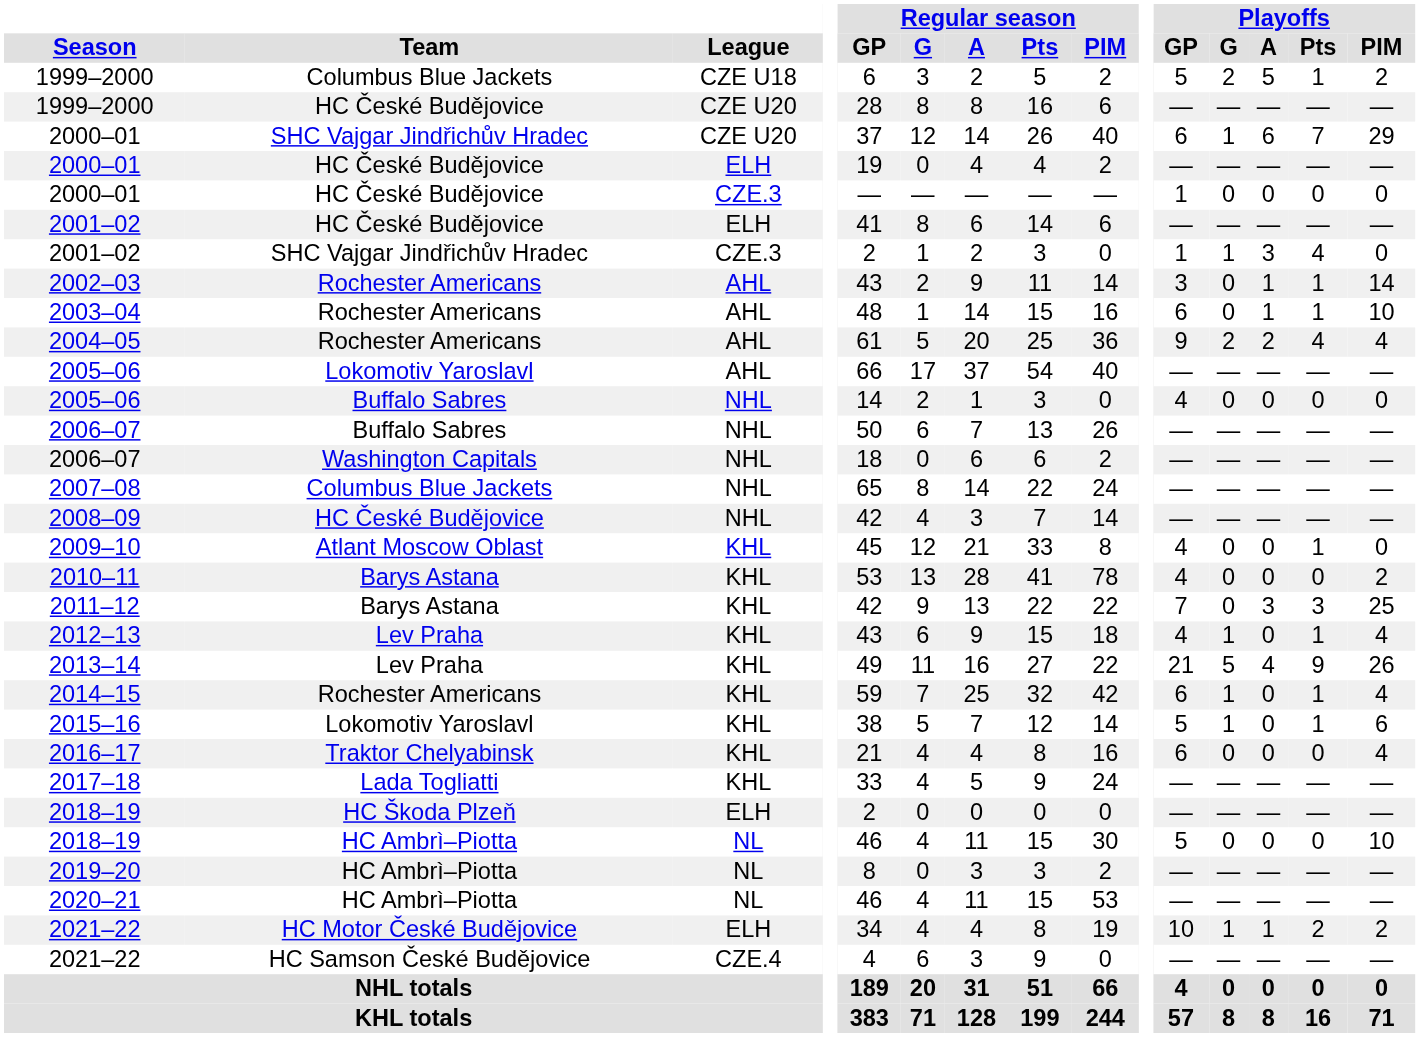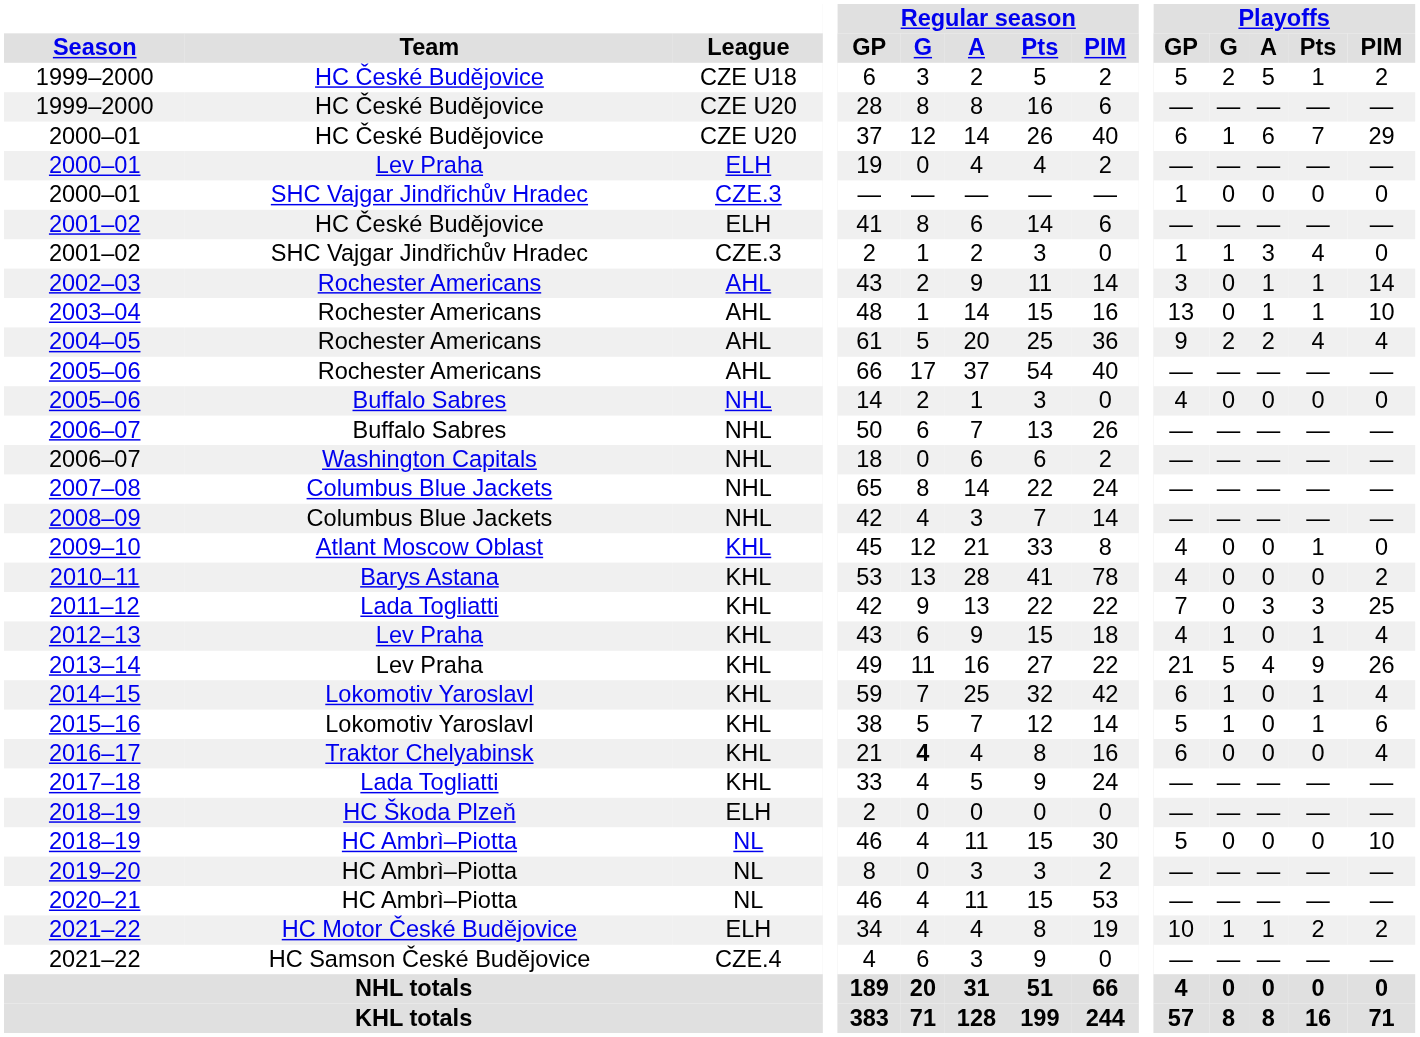(429, 77) Columbus Blue Jackets -> (429, 77) HC České Budějovice
(429, 136) SHC Vajgar Jindřichův Hradec -> (429, 136) HC České Budějovice
(429, 165) HC České Budějovice -> (429, 165) Lev Praha
(429, 194) HC České Budějovice -> (429, 194) SHC Vajgar Jindřichův Hradec
(1181, 312) 6 -> (1181, 312) 13
(429, 371) Lokomotiv Yaroslavl -> (429, 371) Rochester Americans
(429, 518) HC České Budějovice -> (429, 518) Columbus Blue Jackets
(429, 606) Barys Astana -> (429, 606) Lada Togliatti
(429, 694) Rochester Americans -> (429, 694) Lokomotiv Yaroslavl
(923, 753) normal -> (923, 753) bold
